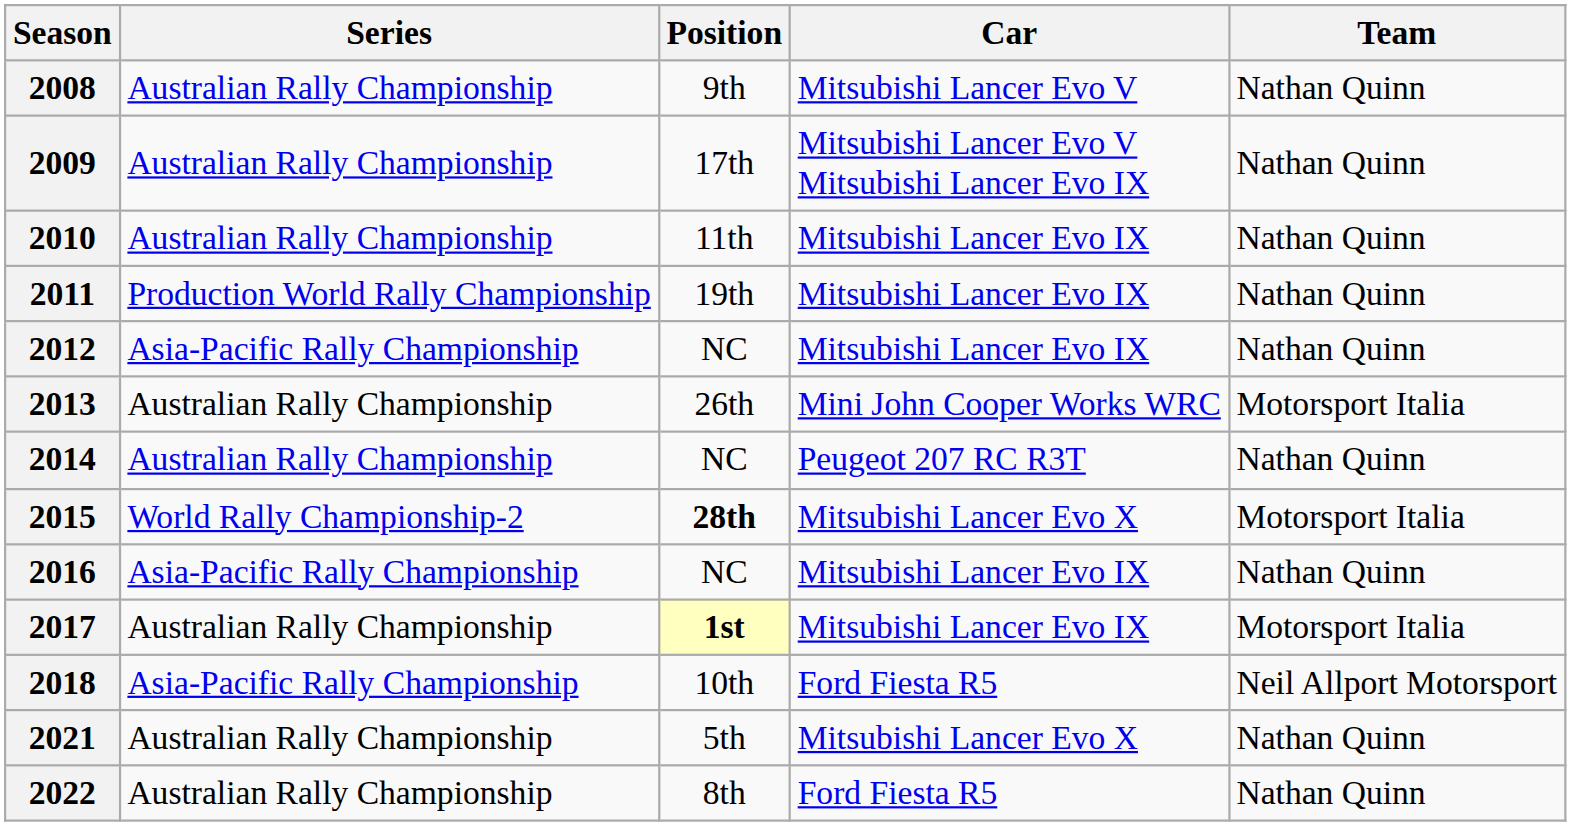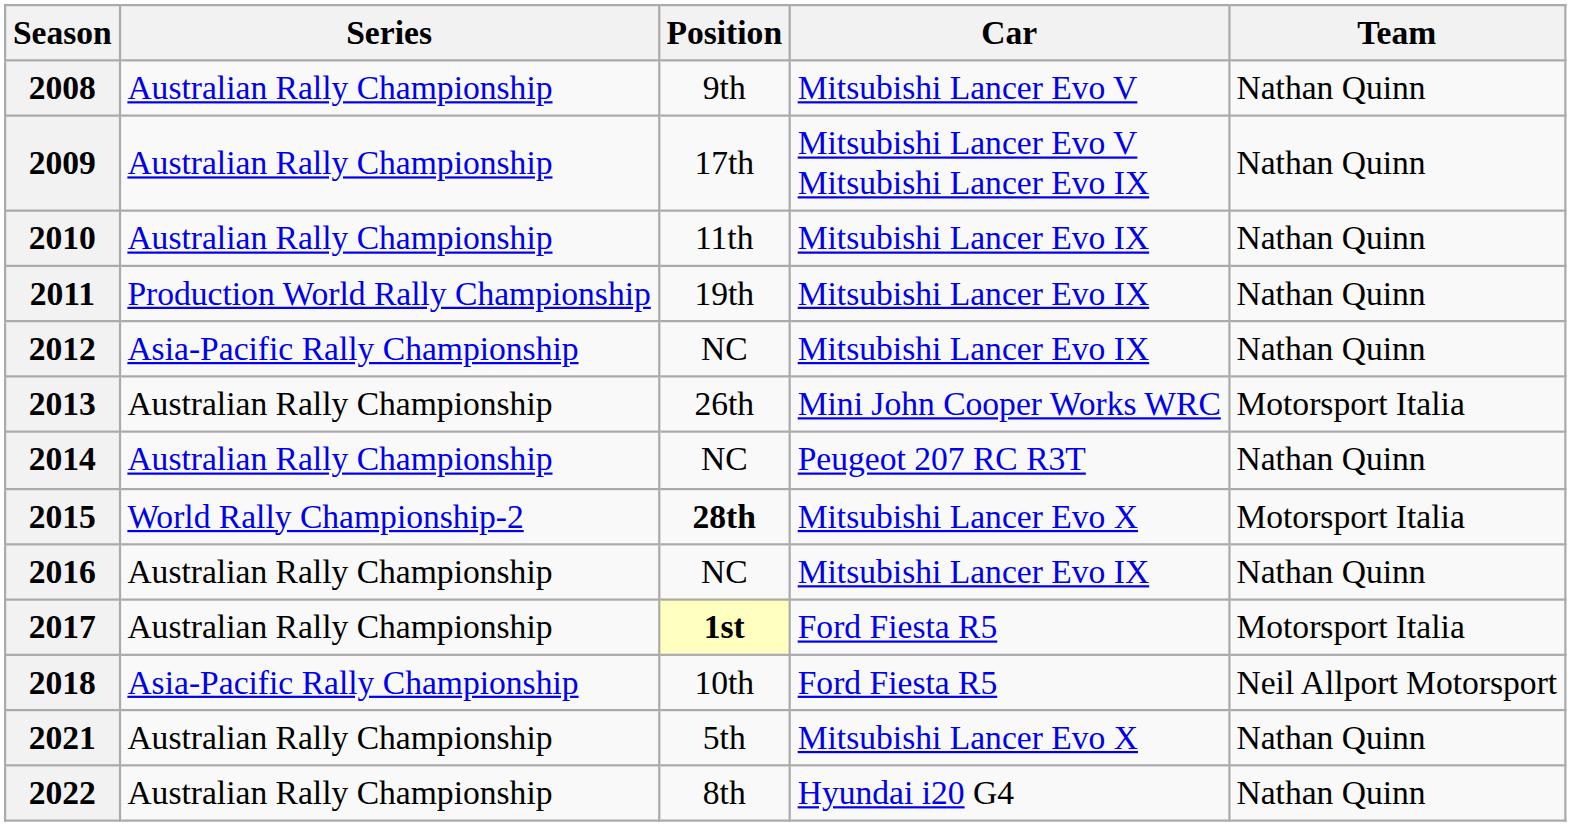(353, 570) Asia-Pacific Rally Championship -> (340, 570) Australian Rally Championship
(973, 626) Mitsubishi Lancer Evo IX -> (897, 626) Ford Fiesta R5
(897, 792) Ford Fiesta R5 -> (906, 792) Hyundai i20 G4
